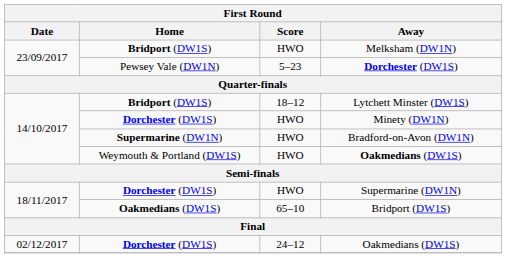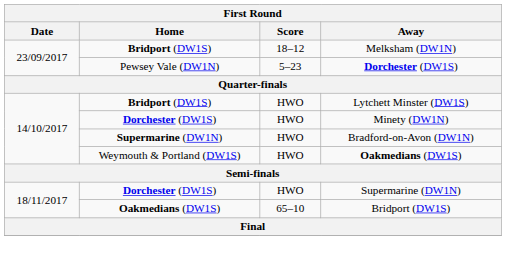(290, 48) HWO -> (290, 48) 18–12
(290, 102) 18–12 -> (290, 102) HWO
- row: (170, 244)
